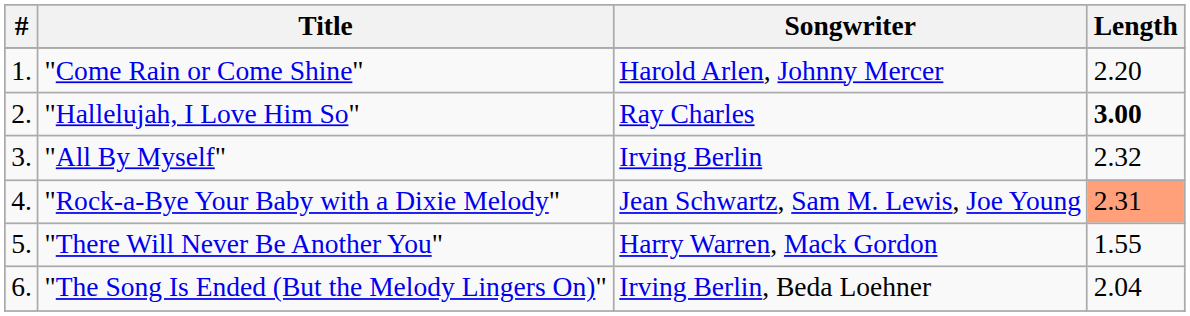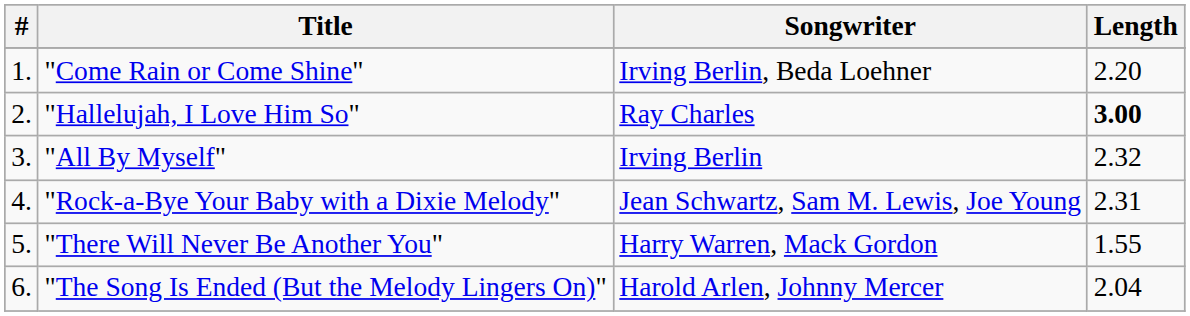(781, 69) Harold Arlen, Johnny Mercer -> (775, 69) Irving Berlin, Beda Loehner
(1118, 200) lightsalmon background -> (1118, 200) no background
(775, 288) Irving Berlin, Beda Loehner -> (781, 288) Harold Arlen, Johnny Mercer
